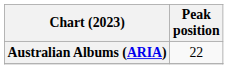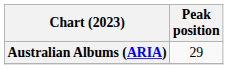(196, 52) 22 -> (196, 52) 29
